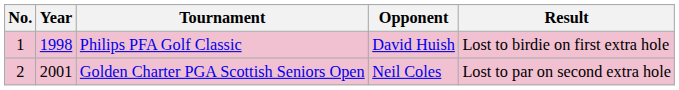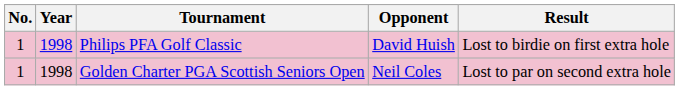(20, 71) 2 -> (20, 71) 1
(56, 71) 2001 -> (56, 71) 1998
